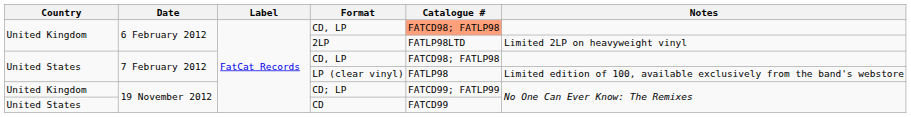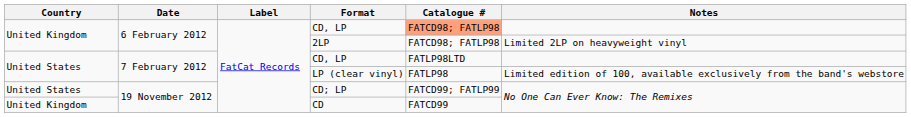(437, 43) FATLP98LTD -> (454, 43) FATCD98; FATLP98
(454, 58) FATCD98; FATLP98 -> (437, 58) FATLP98LTD
(47, 89) United Kingdom -> (44, 89) United States
(44, 105) United States -> (47, 105) United Kingdom
